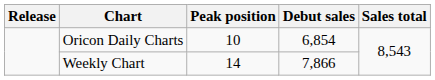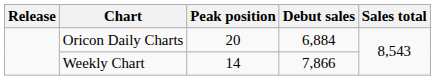(233, 39) 10 -> (233, 39) 20
(319, 39) 6,854 -> (319, 39) 6,884
